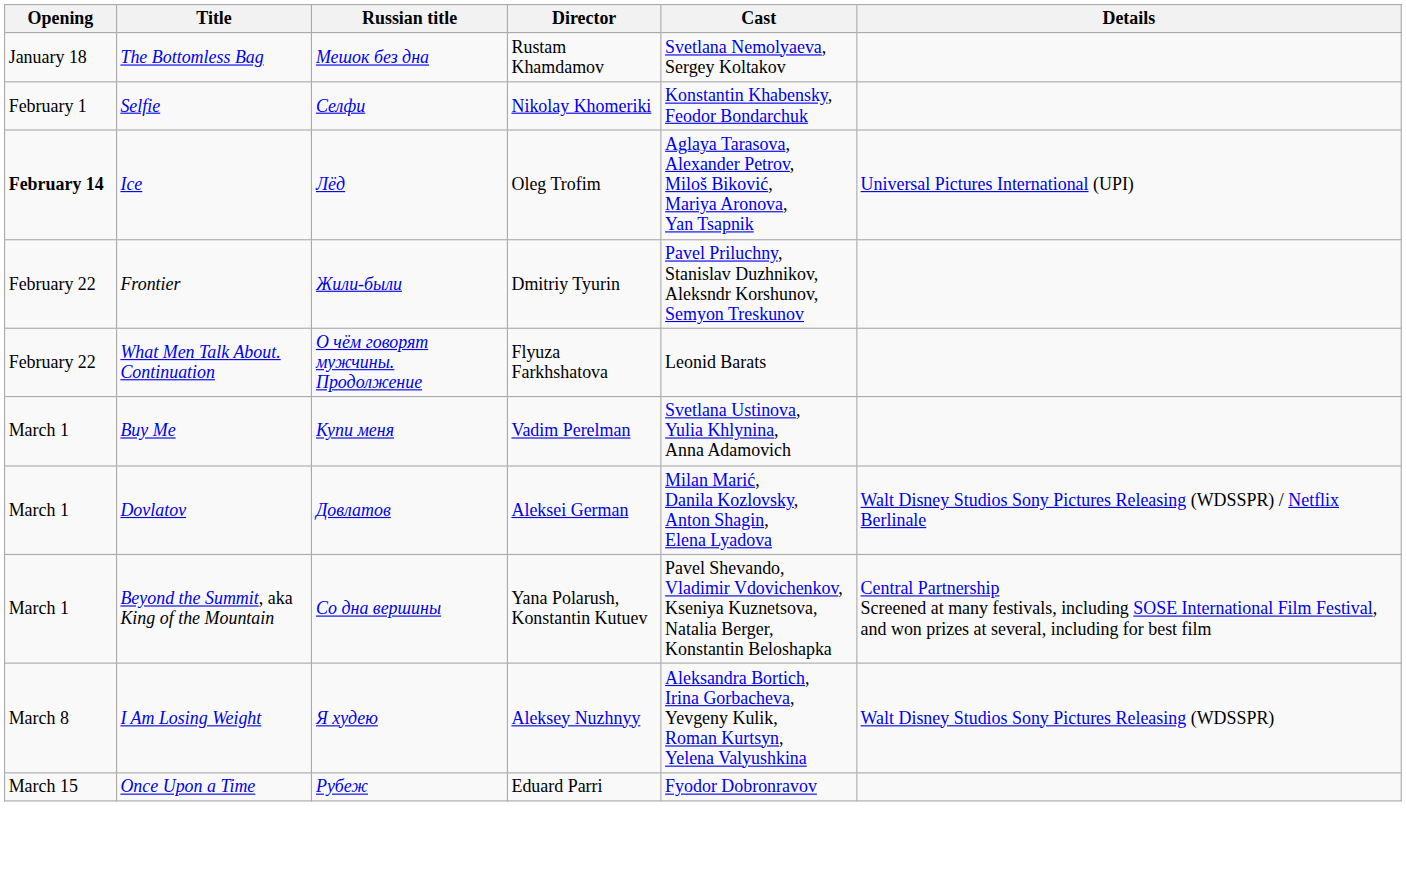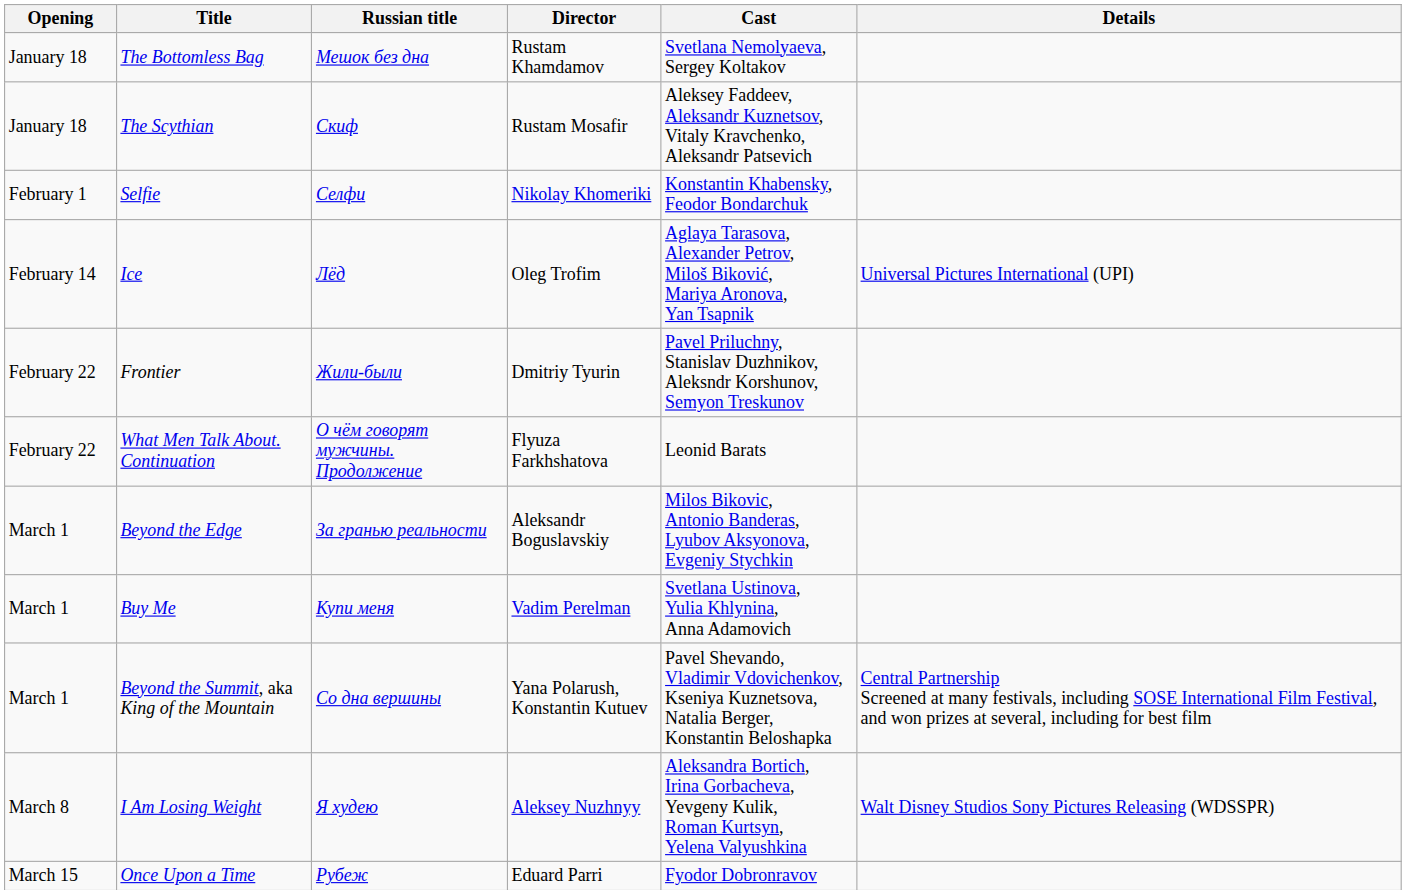+ row: (167, 125)
(56, 184) bold -> (52, 273) normal
+ row: (181, 530)
- row: (153, 509)
